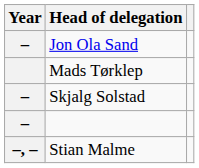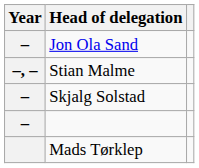rows swapped: (92, 149) <-> (96, 70)
